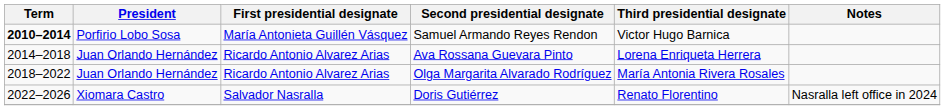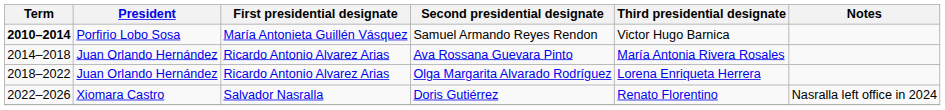(689, 54) Lorena Enriqueta Herrera -> (701, 54) María Antonia Rivera Rosales
(701, 74) María Antonia Rivera Rosales -> (689, 74) Lorena Enriqueta Herrera
